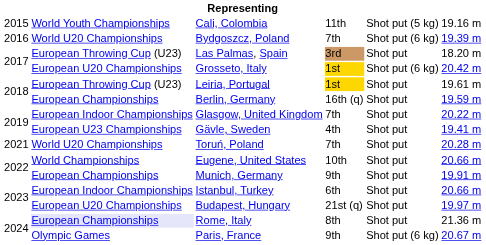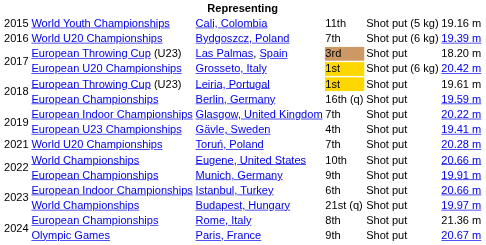(107, 205) European U20 Championships -> (85, 205) World Championships
(95, 220) lavender background -> (95, 220) no background
(402, 236) Shot put (6 kg) -> (387, 236) Shot put
